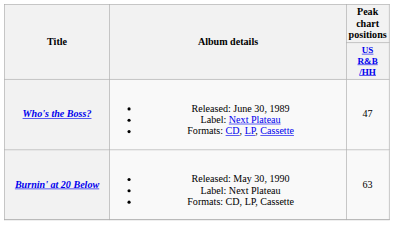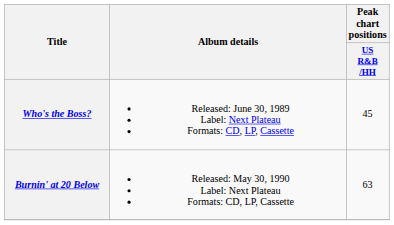(368, 114) 47 -> (368, 114) 45
